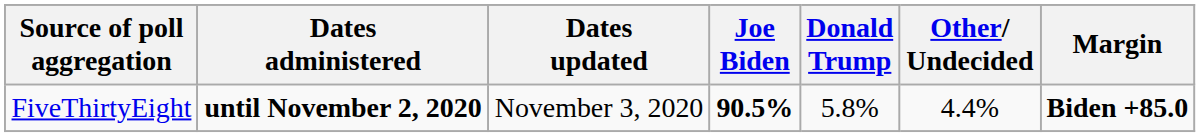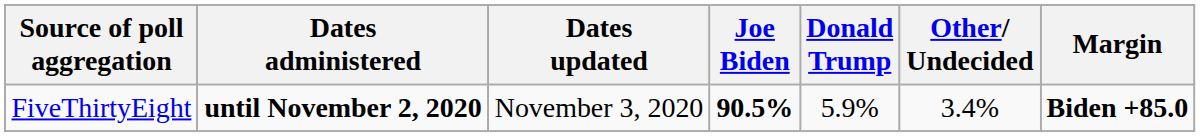(850, 106) 5.8% -> (850, 106) 5.9%
(970, 106) 4.4% -> (970, 106) 3.4%
